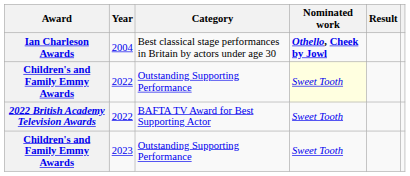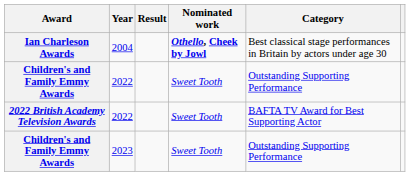columns swapped: (212, 18) <-> (383, 18)
(318, 82) lightyellow background -> (197, 82) no background
